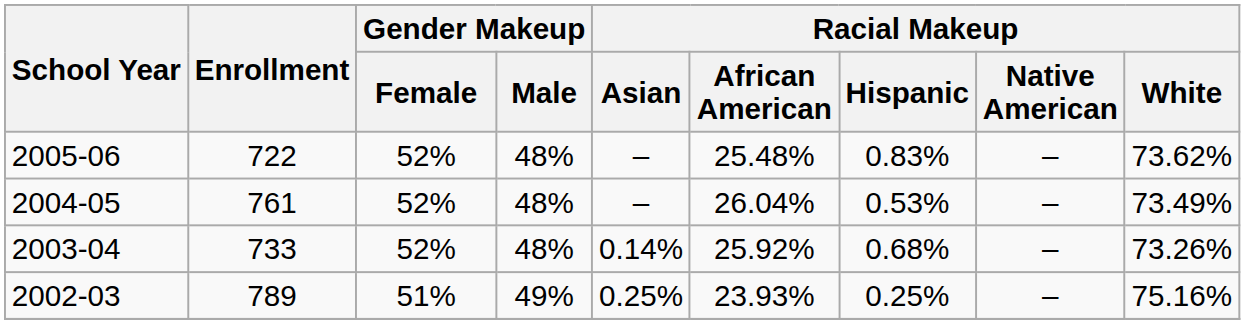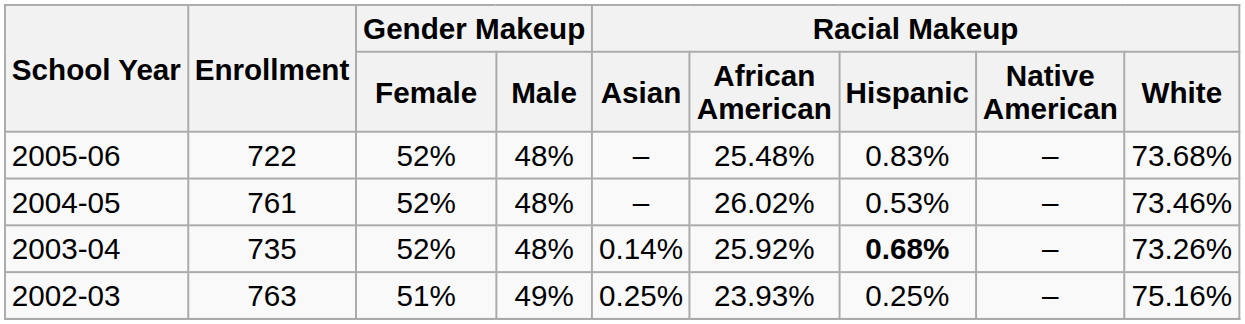(1182, 156) 73.62% -> (1182, 156) 73.68%
(764, 203) 26.04% -> (764, 203) 26.02%
(1182, 203) 73.49% -> (1182, 203) 73.46%
(272, 249) 733 -> (272, 249) 735
(907, 249) normal -> (907, 249) bold
(272, 296) 789 -> (272, 296) 763
